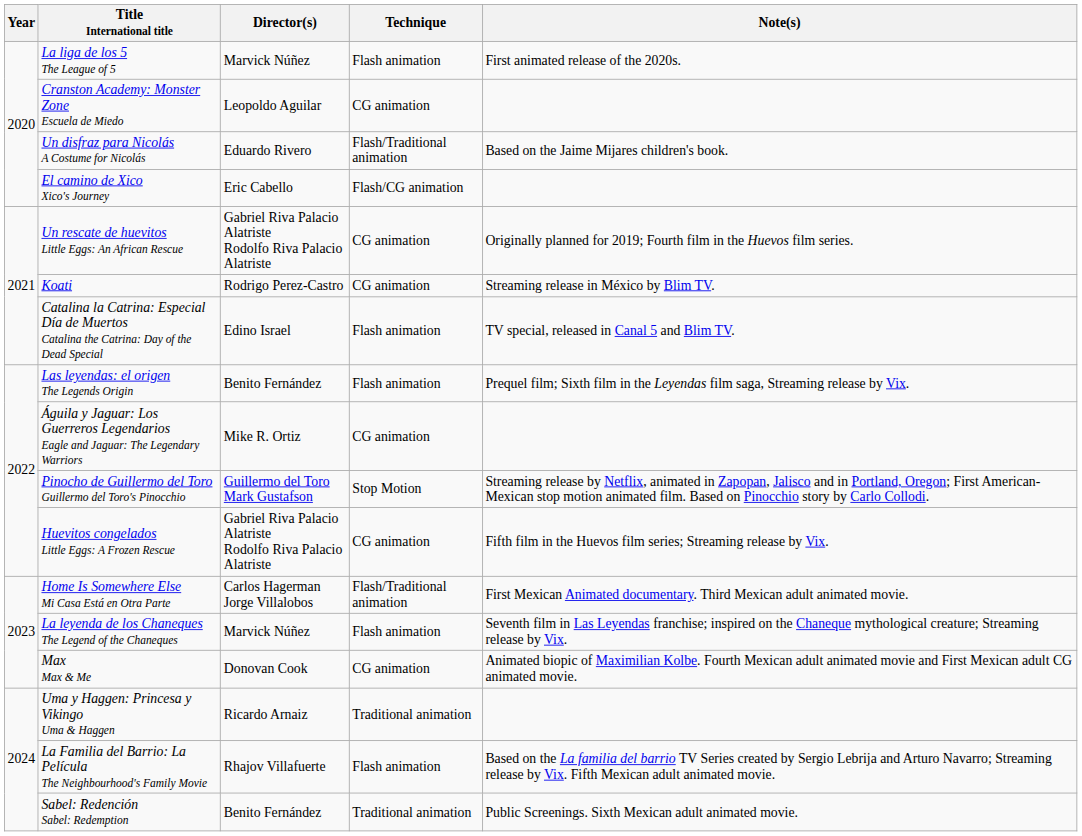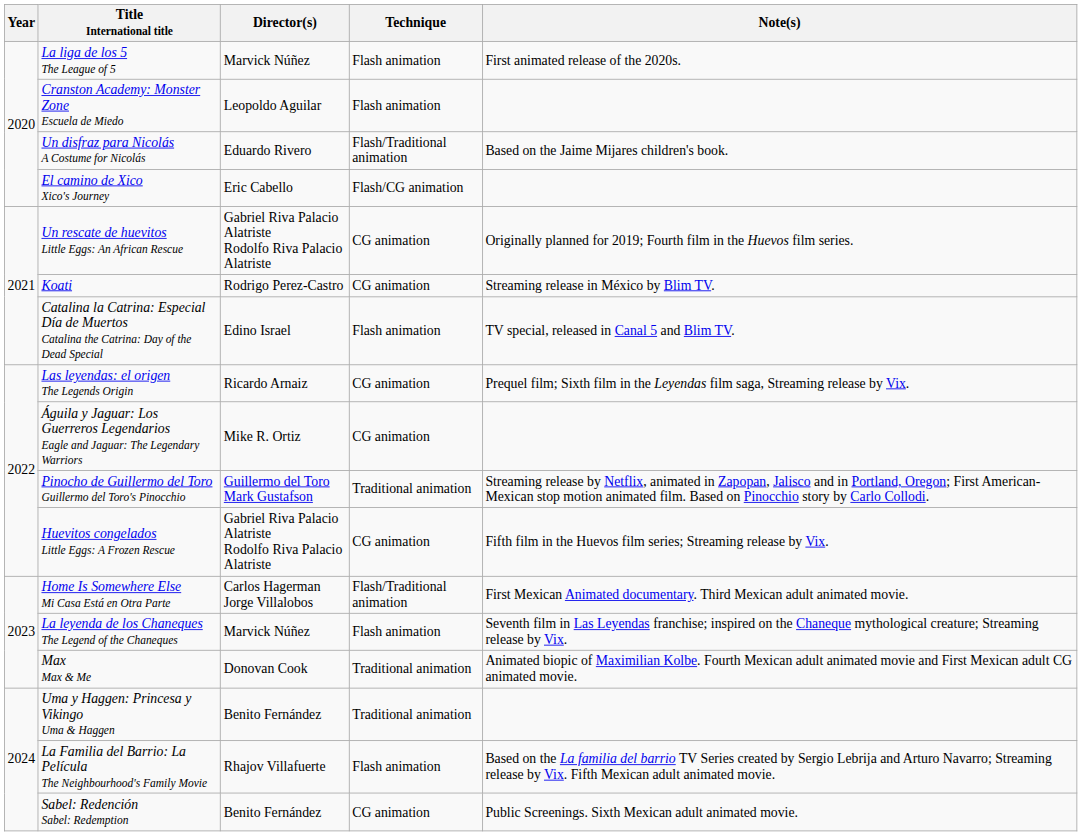(391, 105) CG animation -> (396, 105) Flash animation
(273, 383) Benito Fernández -> (266, 383) Ricardo Arnaiz
(396, 383) Flash animation -> (391, 383) CG animation
(387, 489) Stop Motion -> (412, 489) Traditional animation
(391, 669) CG animation -> (412, 669) Traditional animation
(266, 714) Ricardo Arnaiz -> (273, 714) Benito Fernández
(412, 812) Traditional animation -> (391, 812) CG animation
